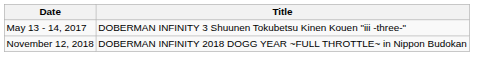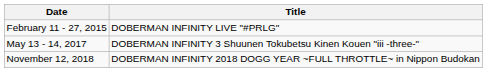+ row: (57, 28)
